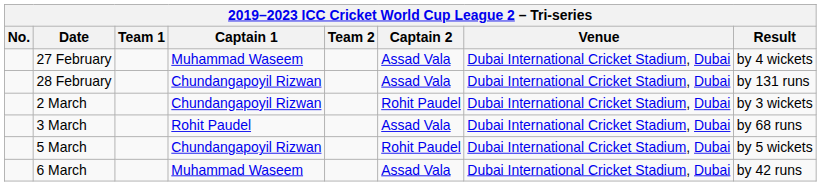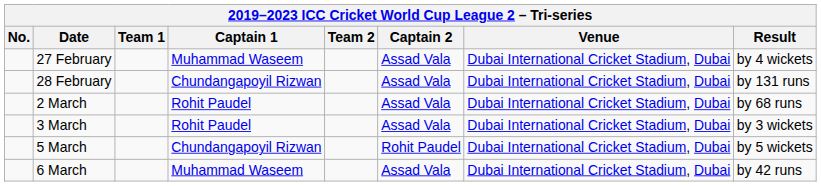(246, 103) Chundangapoyil Rizwan -> (211, 103) Rohit Paudel
(421, 103) Rohit Paudel -> (416, 103) Assad Vala
(775, 103) by 3 wickets -> (769, 103) by 68 runs
(769, 125) by 68 runs -> (775, 125) by 3 wickets
